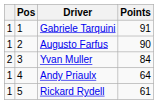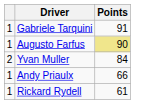- column: (26, 12)
(145, 44) no background -> (122, 44) khaki background
(145, 76) 64 -> (122, 76) 66
